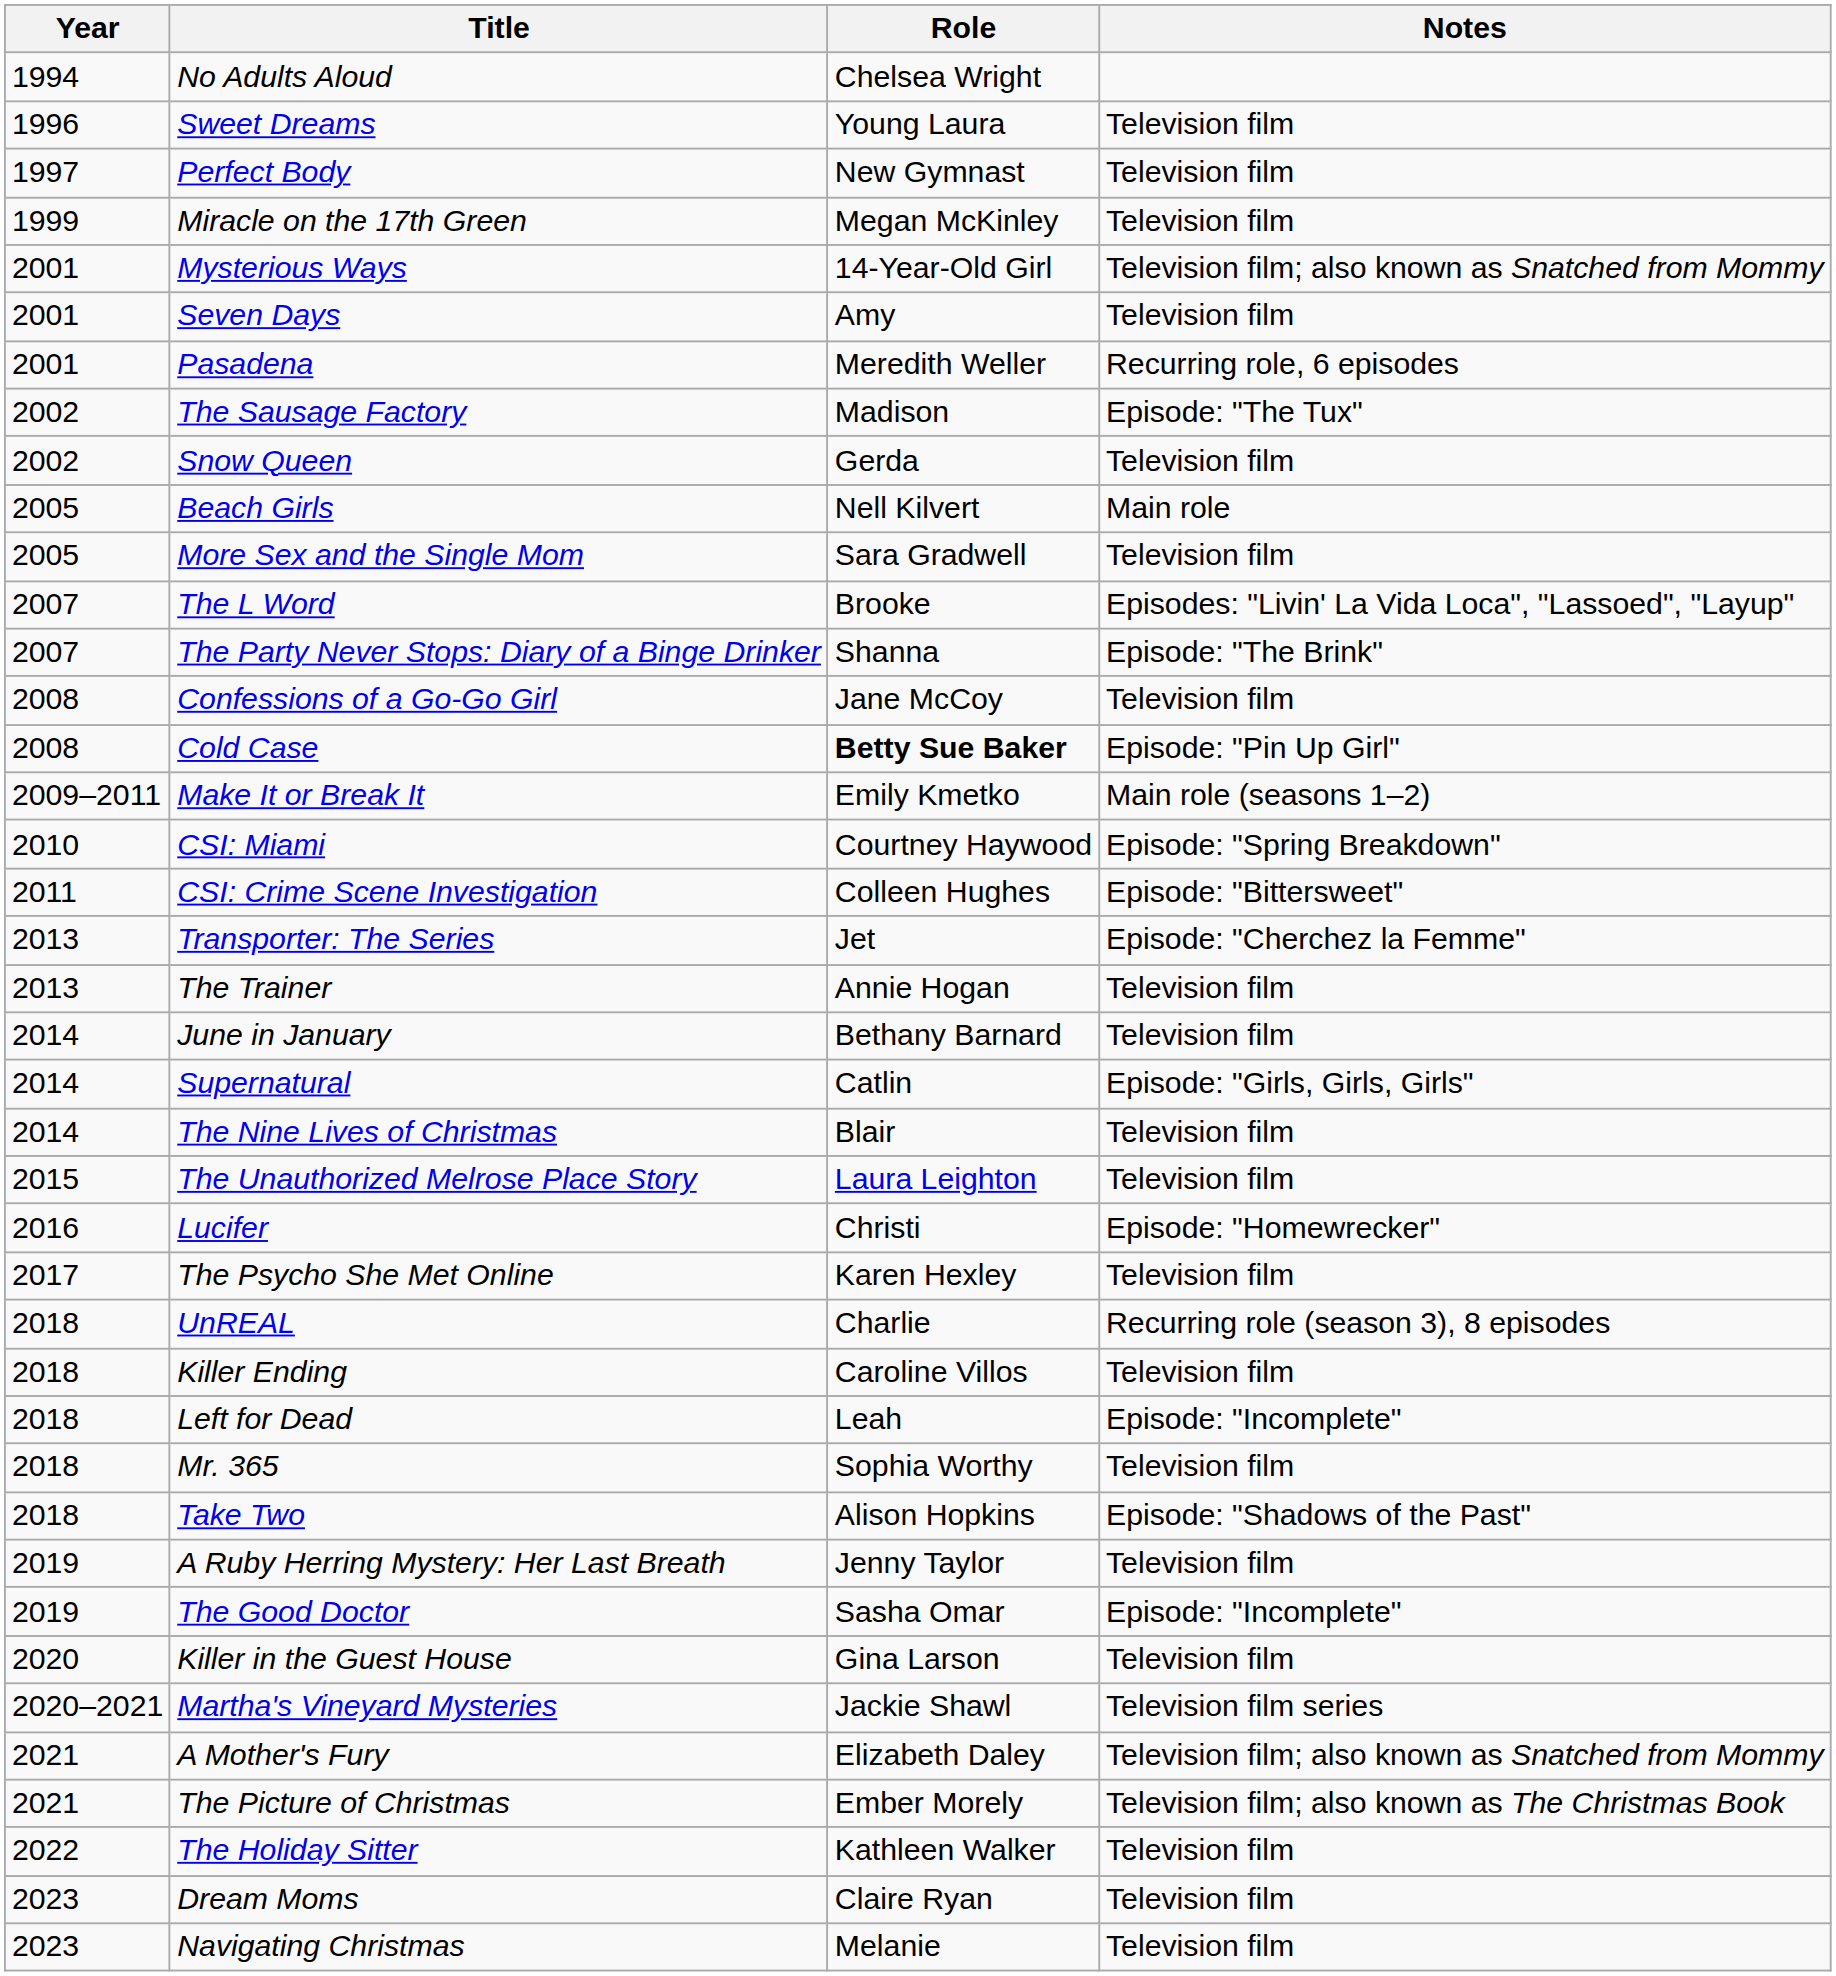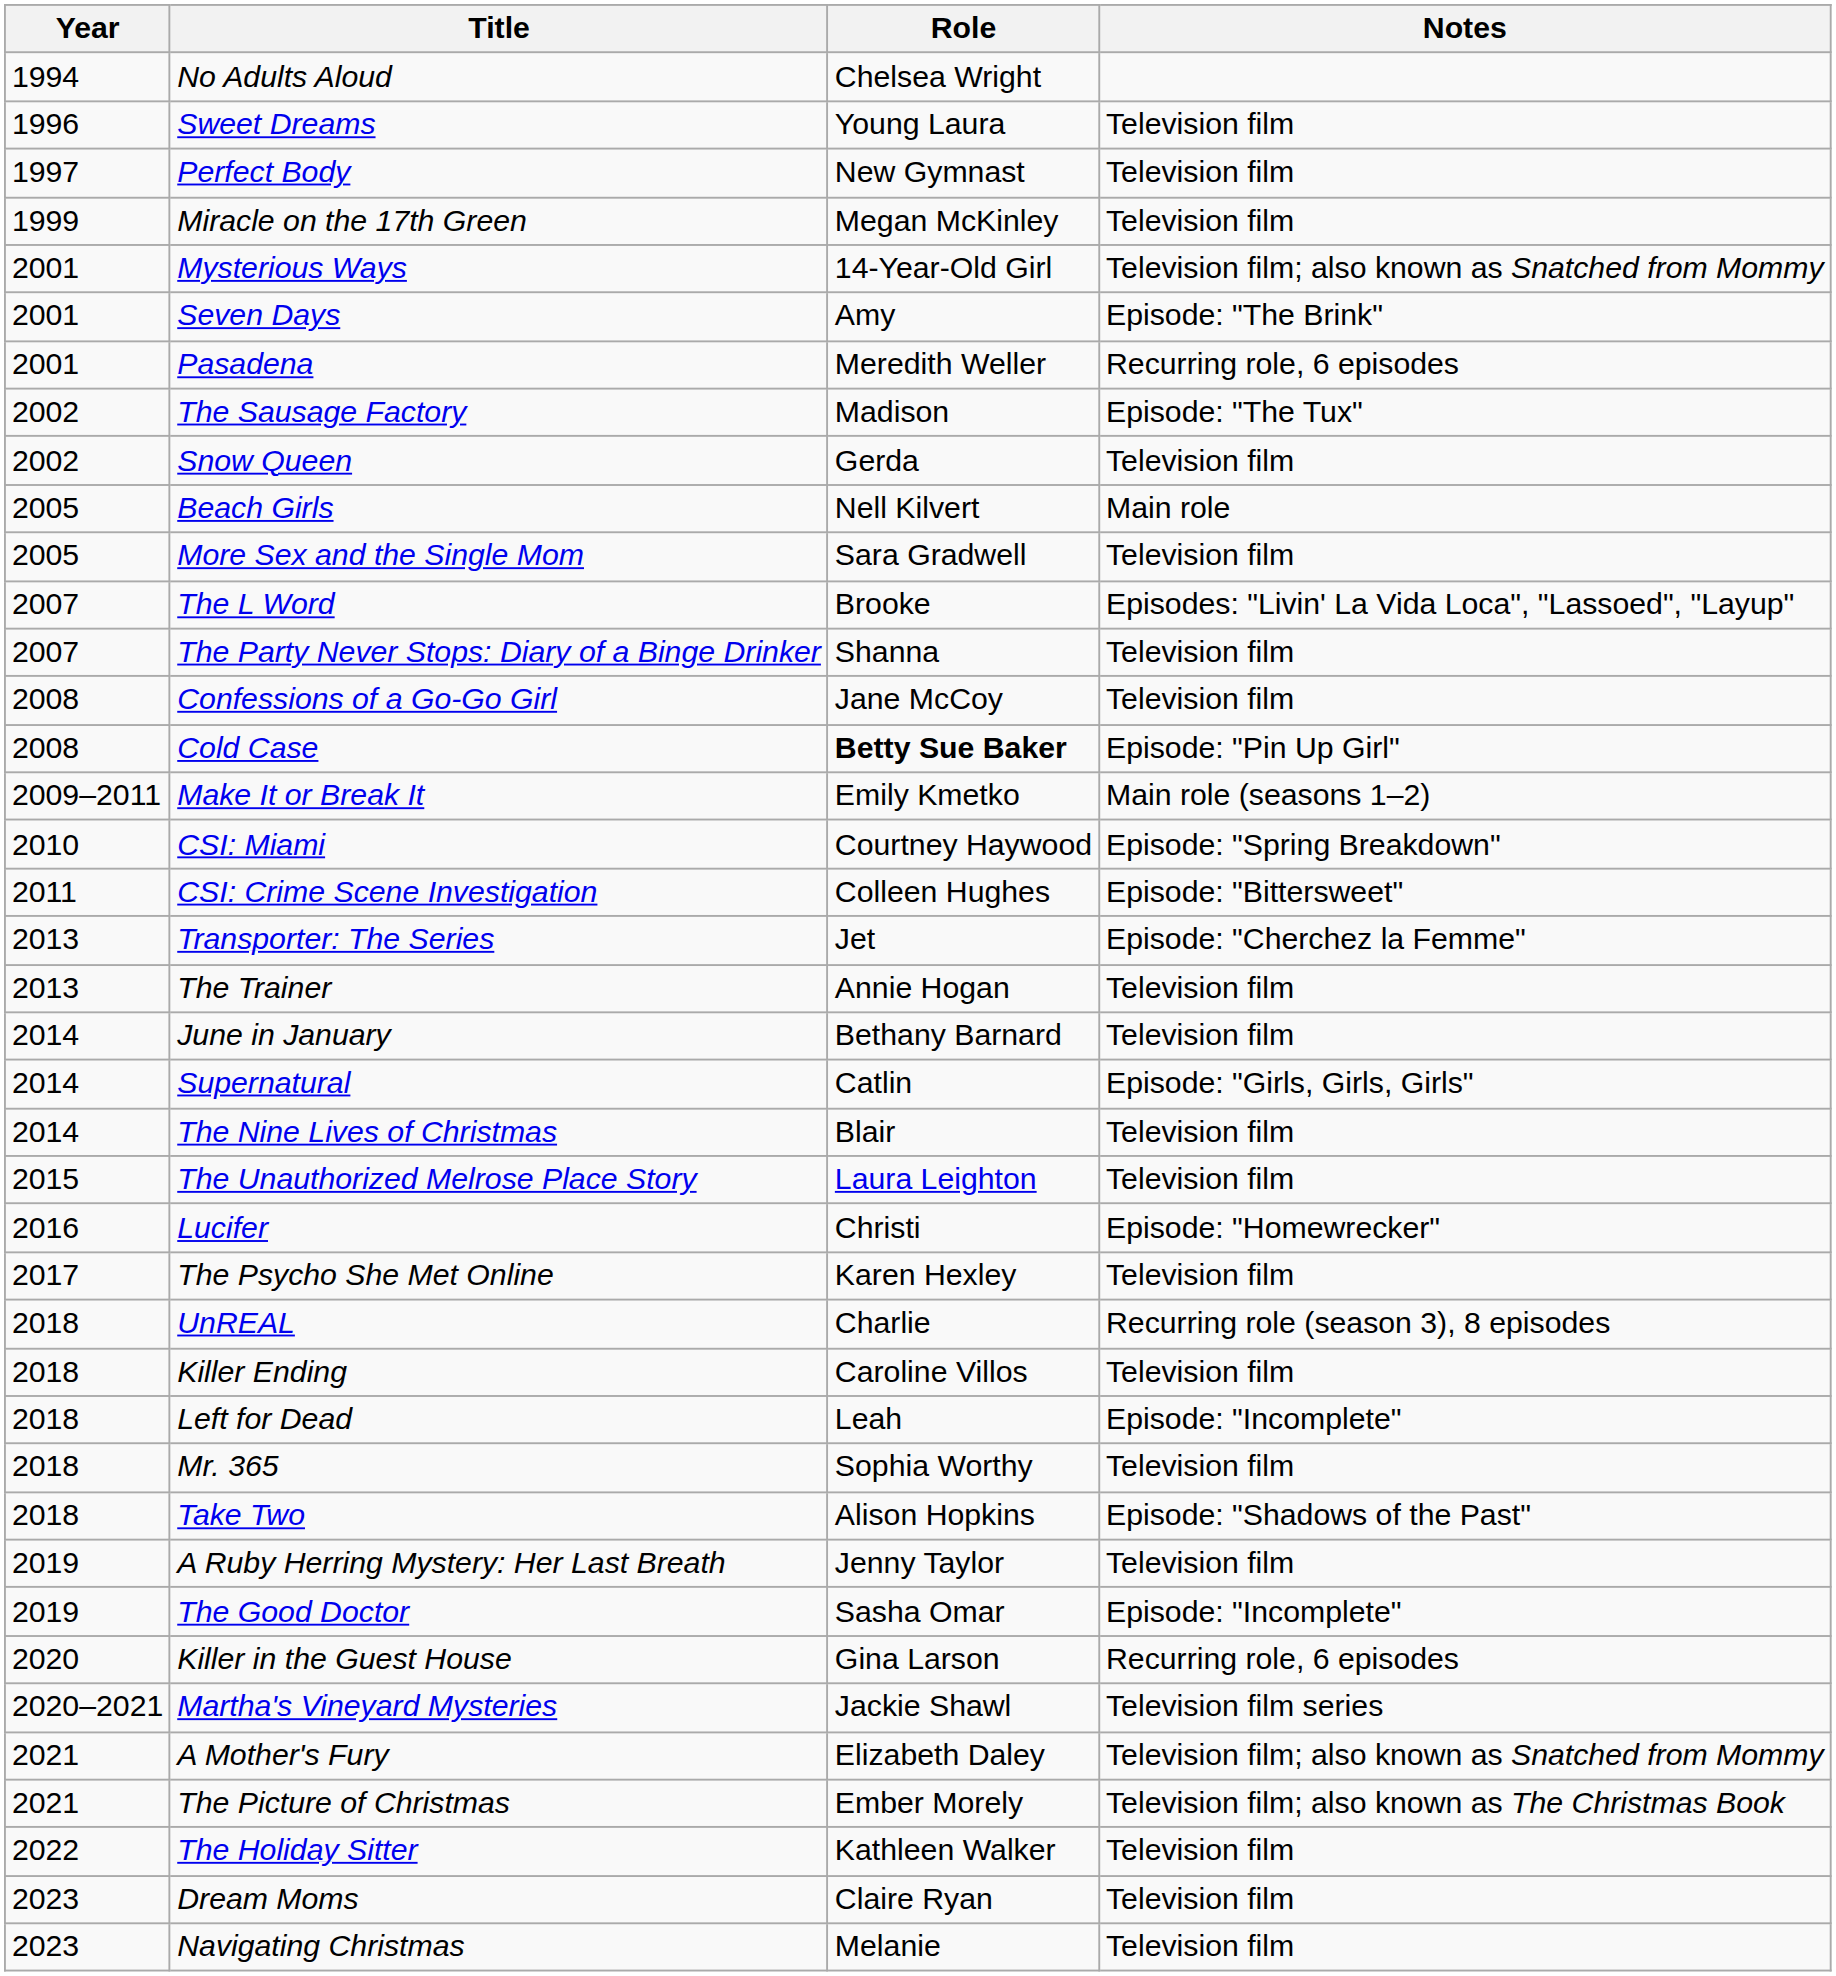(1200, 316) Television film -> (1244, 316) Episode: "The Brink"
(1244, 651) Episode: "The Brink" -> (1200, 651) Television film
(1200, 1659) Television film -> (1282, 1659) Recurring role, 6 episodes
